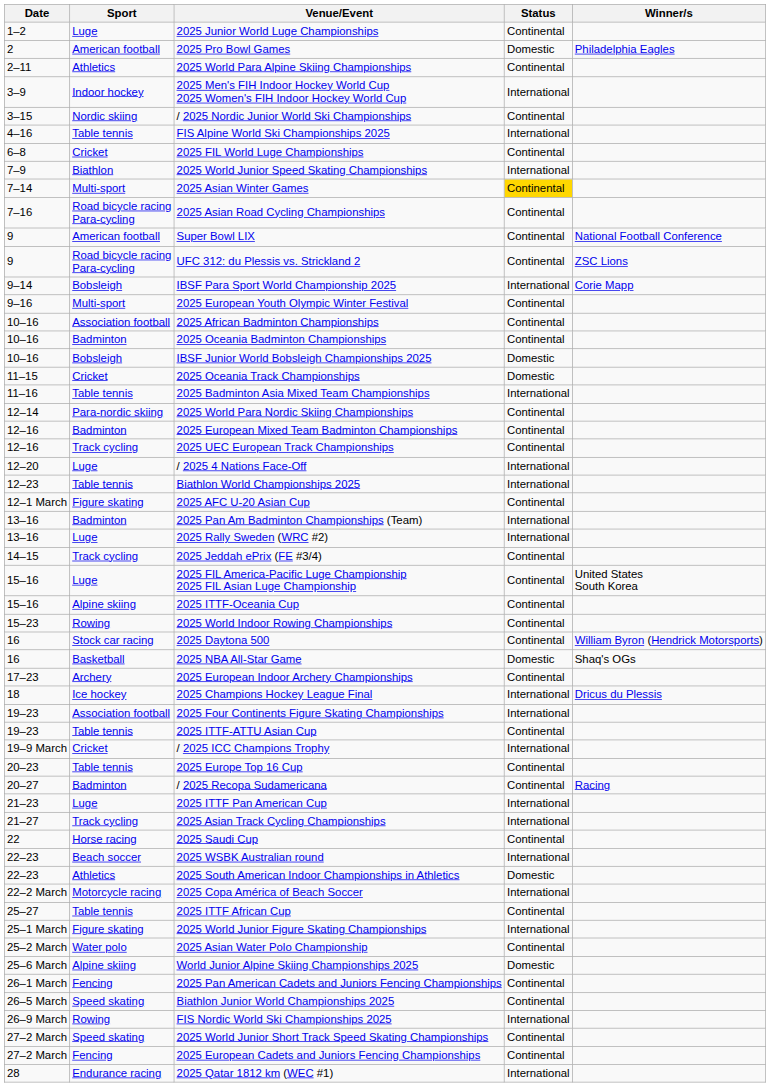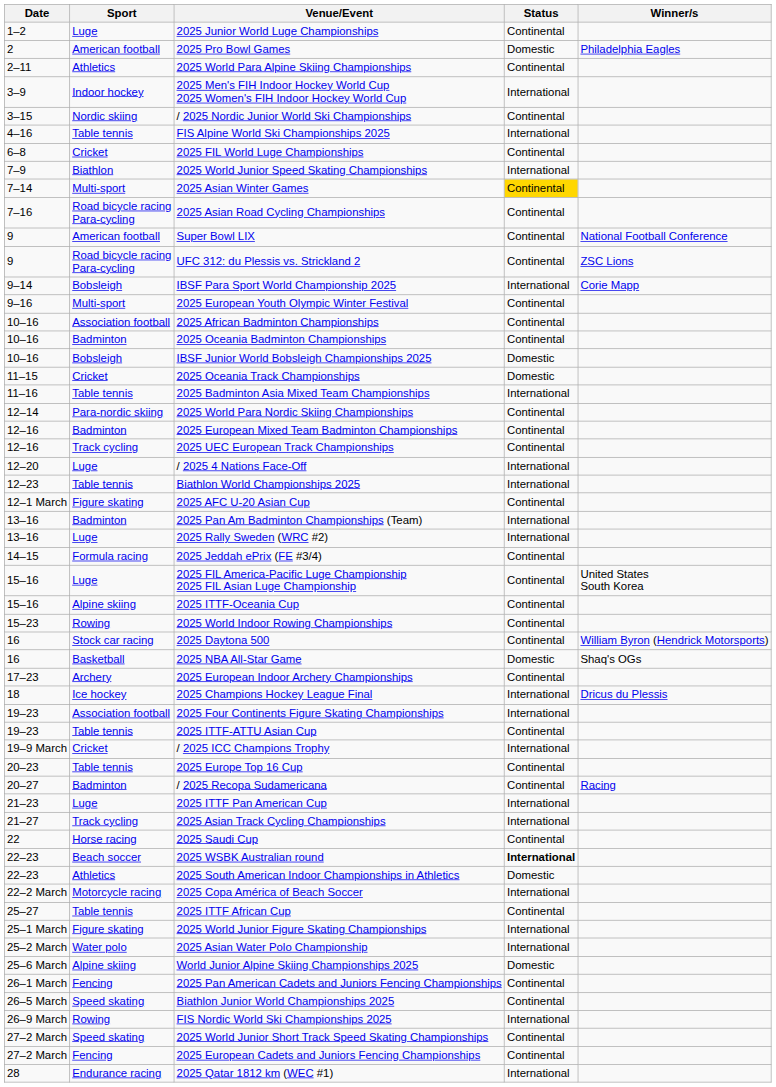(105, 556) Track cycling -> (110, 556) Formula racing
(538, 857) normal -> (541, 857) bold
(536, 947) Continental -> (538, 947) International
